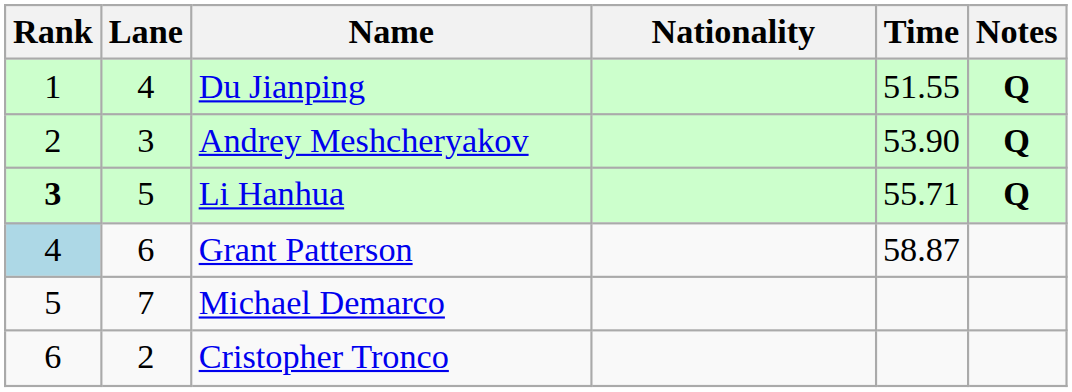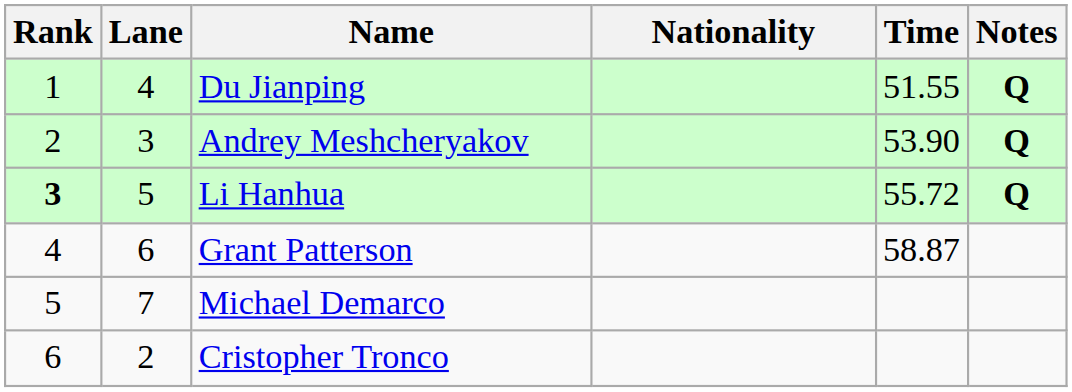(921, 194) 55.71 -> (921, 194) 55.72
(53, 248) lightblue background -> (53, 248) no background
